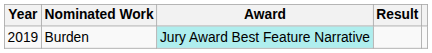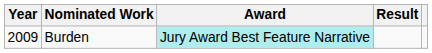(23, 37) 2019 -> (23, 37) 2009
